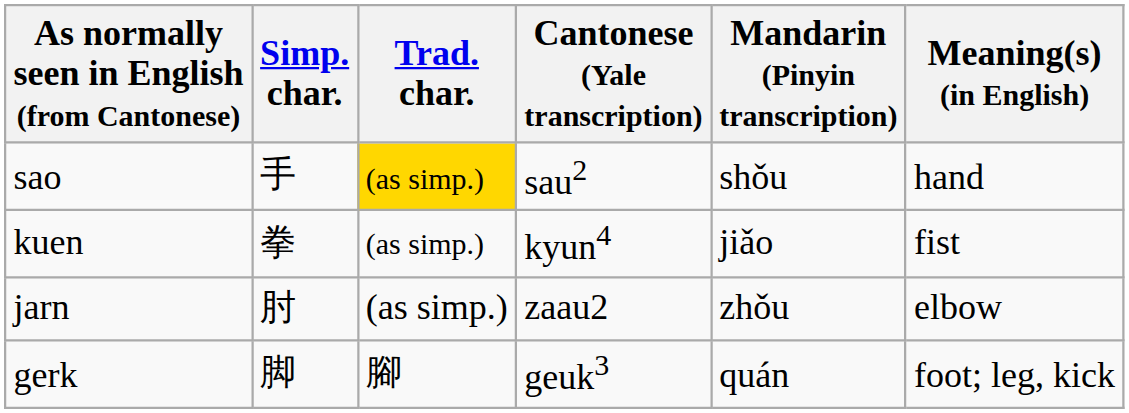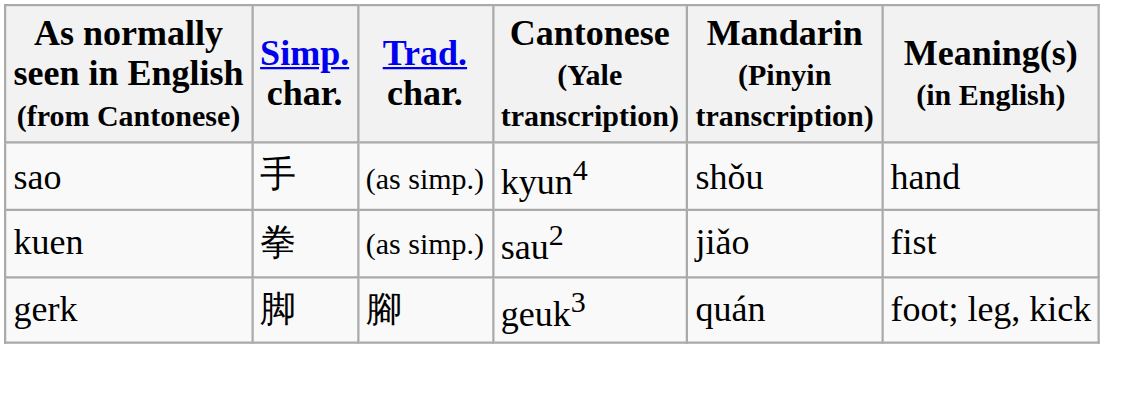(425, 178) gold background -> (425, 178) no background
(556, 176) sau2 -> (544, 176) kyun4
(568, 242) kyun4 -> (532, 242) sau2
- row: (41, 308)
